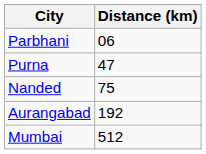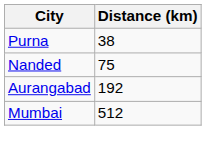- row: (38, 40)
(106, 64) 47 -> (106, 40) 38
